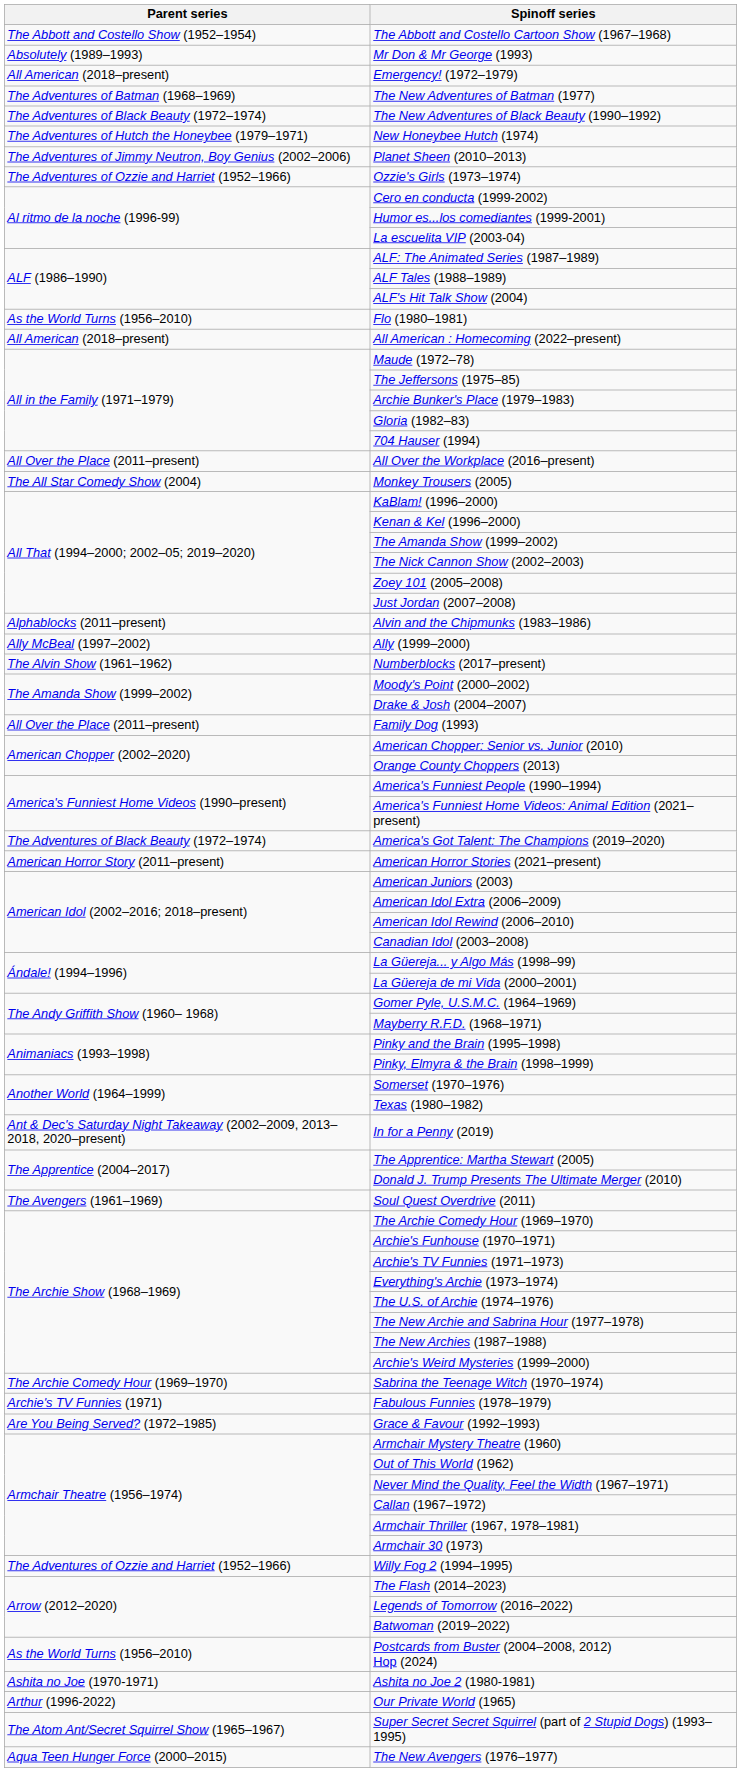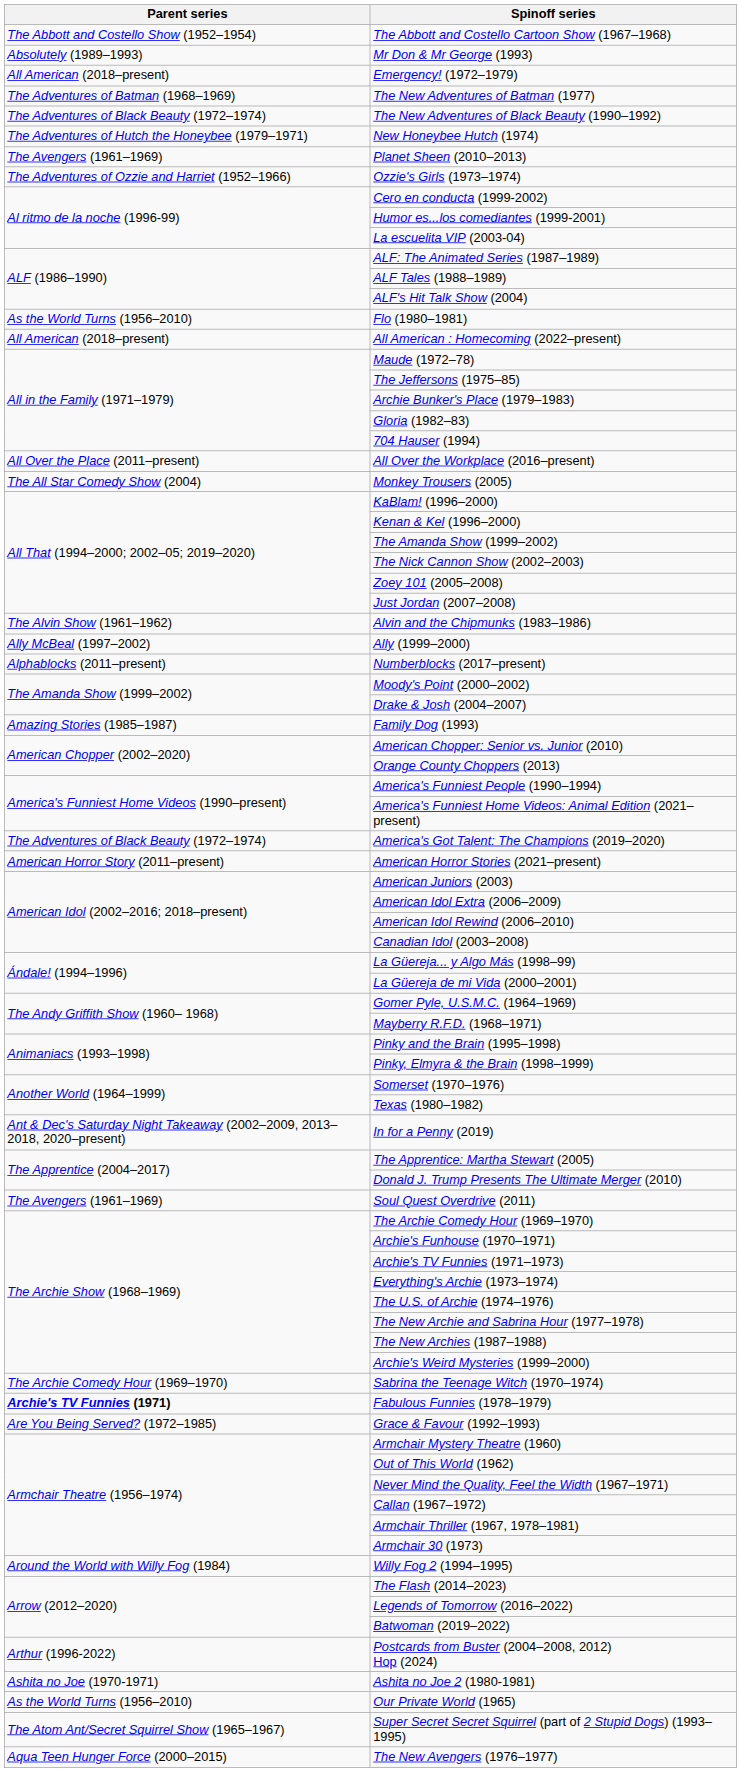(179, 156) The Adventures of Jimmy Neutron, Boy Genius (2002–2006) -> (85, 156) The Avengers (1961–1969)
(87, 623) Alphablocks (2011–present) -> (90, 623) The Alvin Show (1961–1962)
(90, 664) The Alvin Show (1961–1962) -> (87, 664) Alphablocks (2011–present)
(103, 725) All Over the Place (2011–present) -> (92, 725) Amazing Stories (1985–1987)
(85, 1403) normal -> (89, 1403) bold
(149, 1565) The Adventures of Ozzie and Harriet (1952–1966) -> (119, 1565) Around the World with Willy Fog (1984)
(100, 1654) As the World Turns (1956–2010) -> (61, 1654) Arthur (1996-2022)
(61, 1702) Arthur (1996-2022) -> (100, 1702) As the World Turns (1956–2010)
